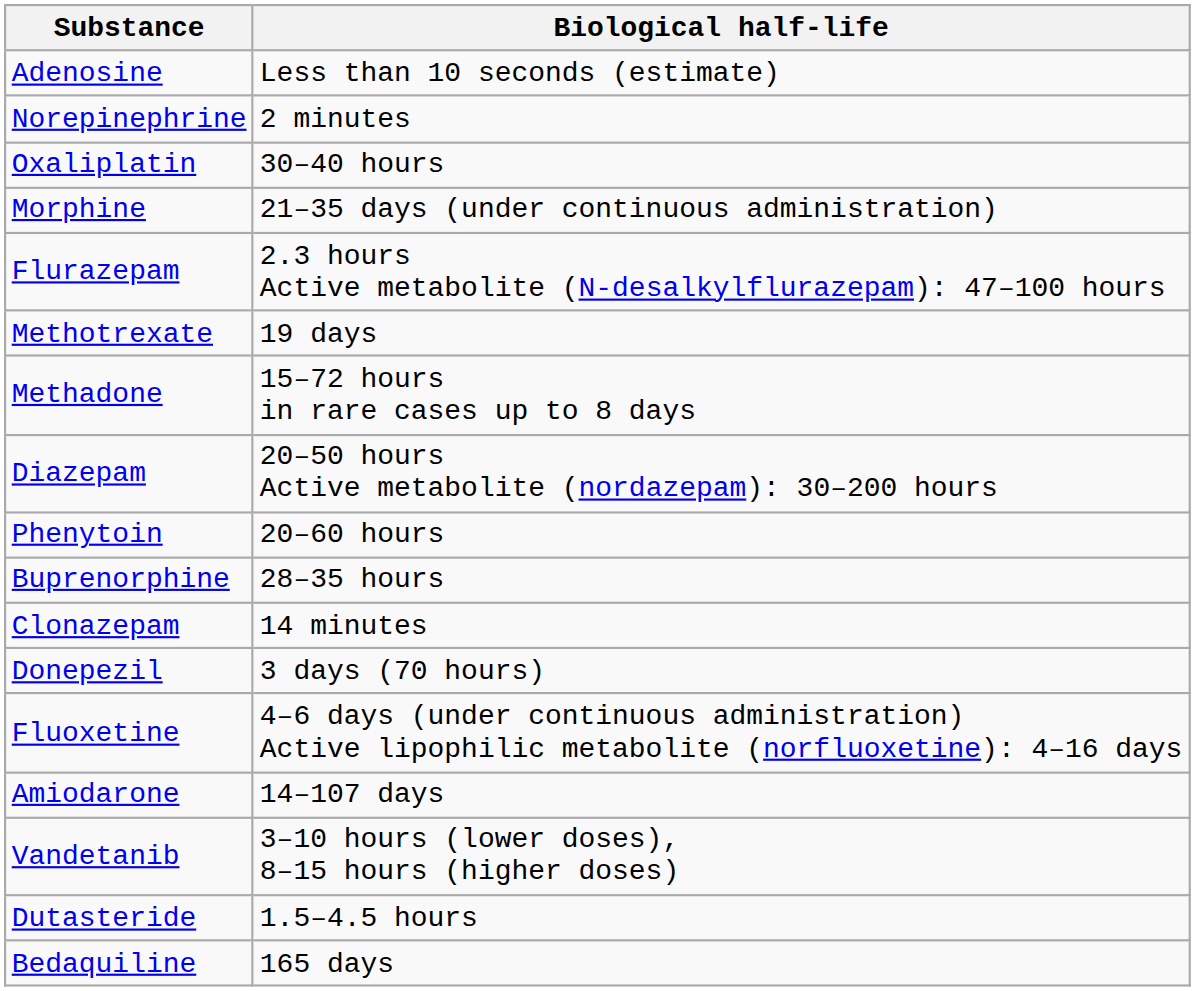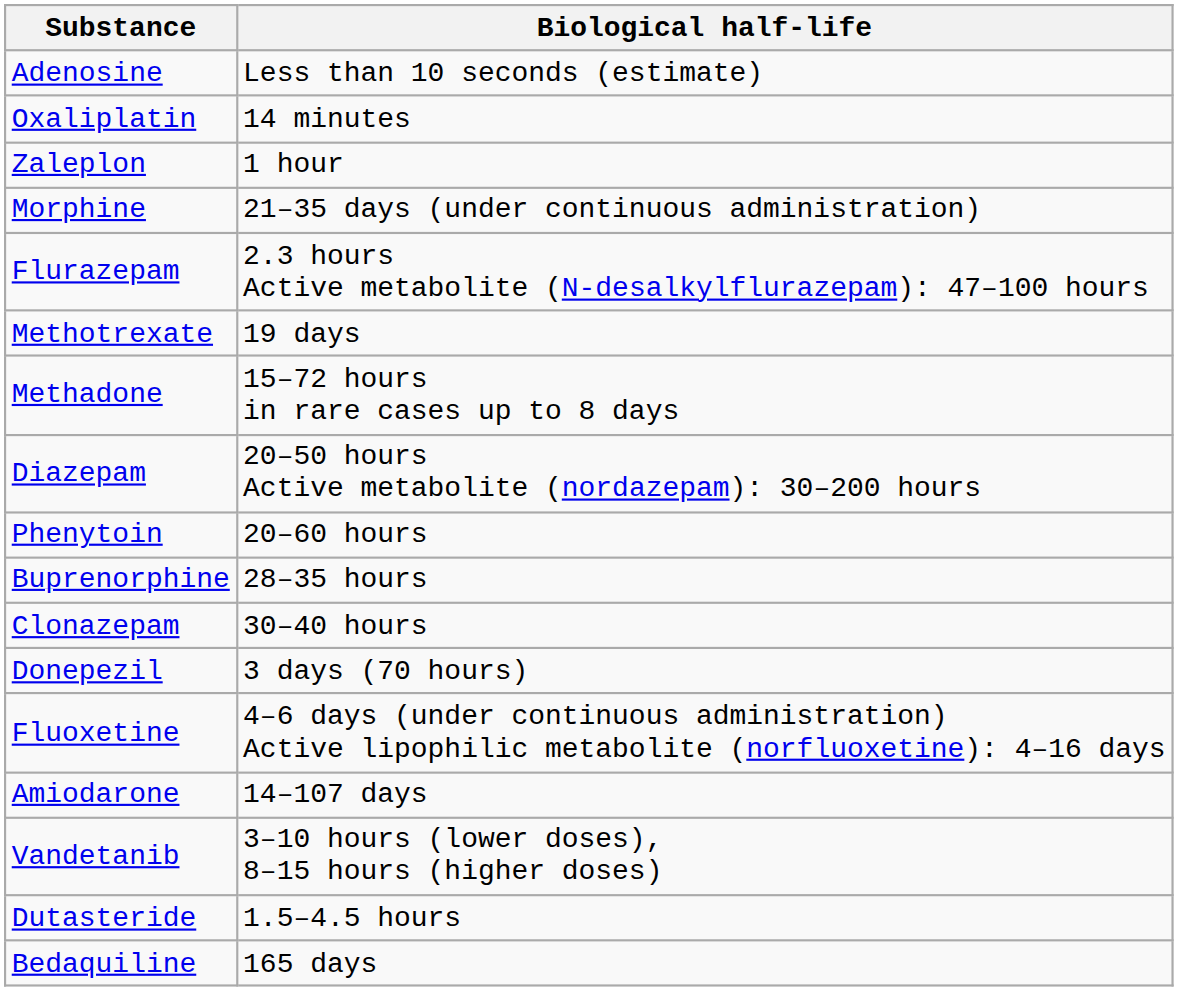- row: (129, 119)
(352, 165) 30–40 hours -> (327, 119) 14 minutes
+ row: (79, 165)
(344, 626) 14 minutes -> (335, 626) 30–40 hours
